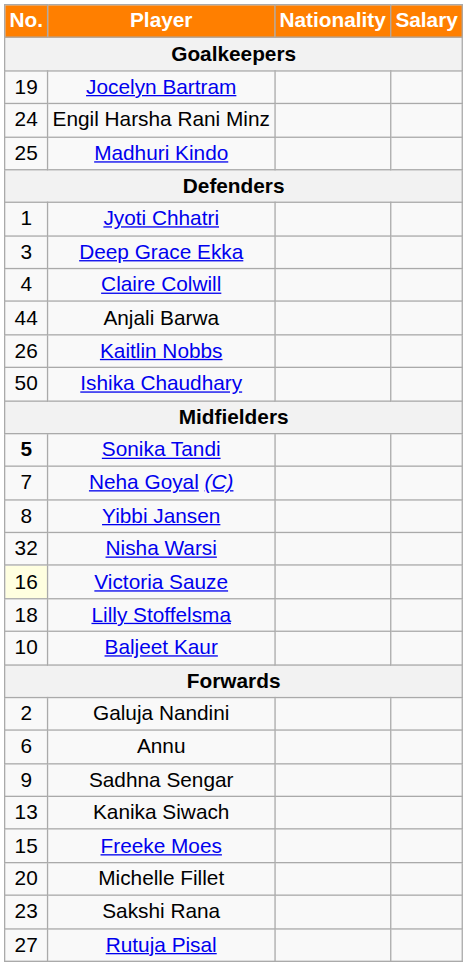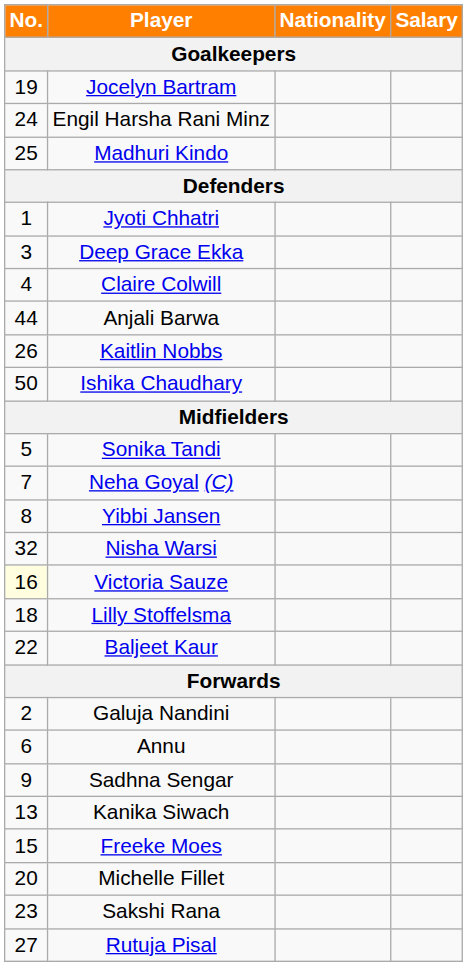(26, 449) bold -> (26, 449) normal
(26, 647) 10 -> (26, 647) 22
